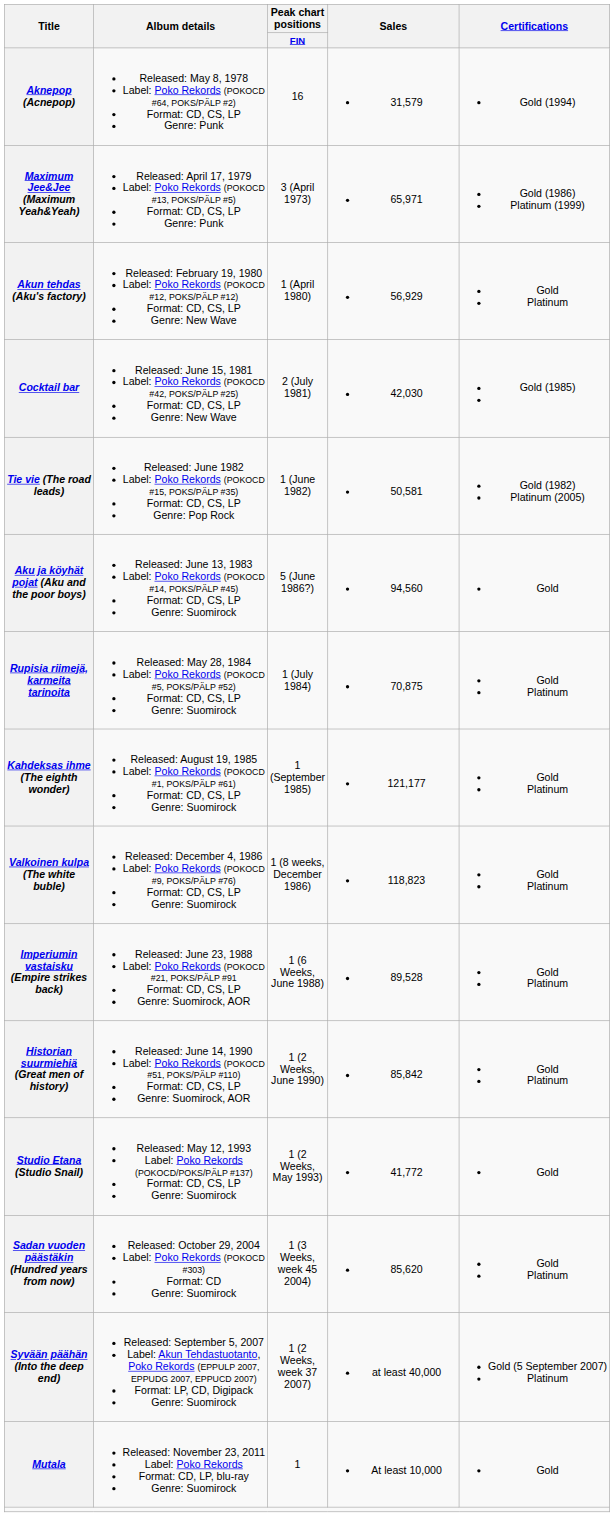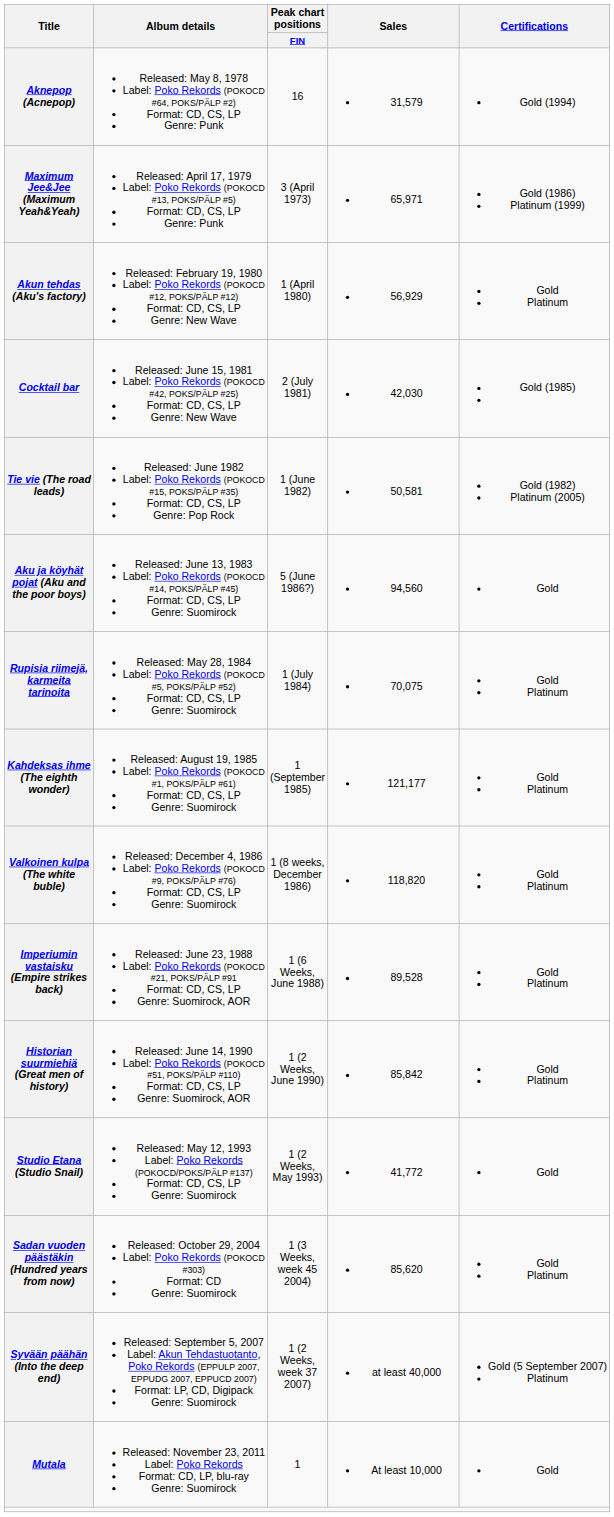(393, 686) 70,875 -> (393, 686) 70,075
(393, 881) 118,823 -> (393, 881) 118,820
